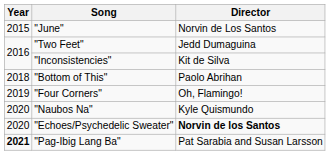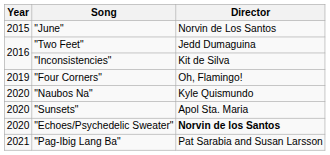- row: (71, 77)
+ row: (56, 110)
(18, 142) bold -> (18, 142) normal
